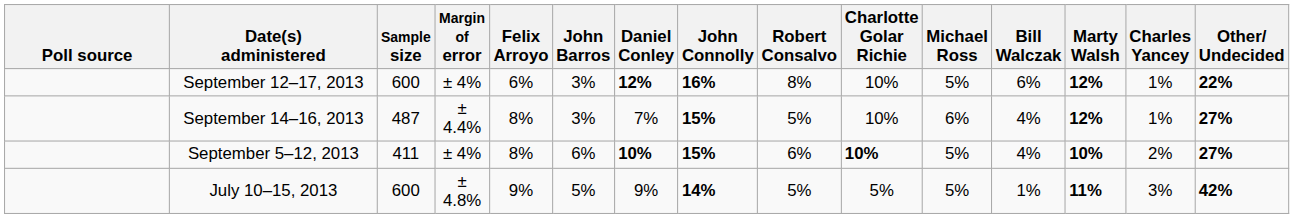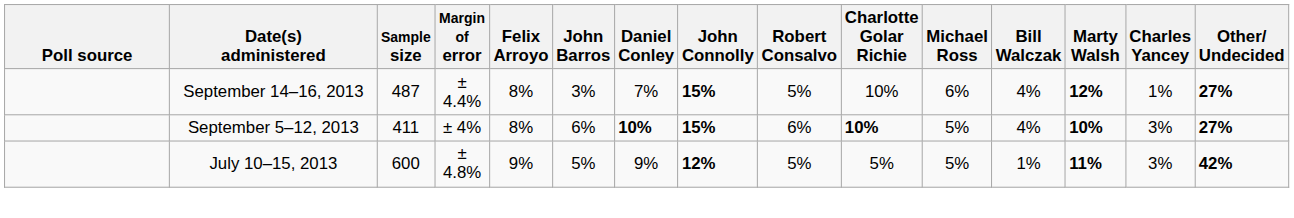- row: (273, 82)
(1160, 154) 2% -> (1160, 127) 3%
(699, 190) 14% -> (699, 163) 12%
